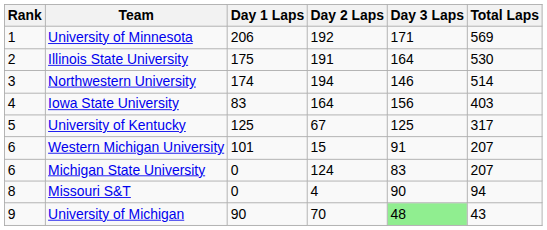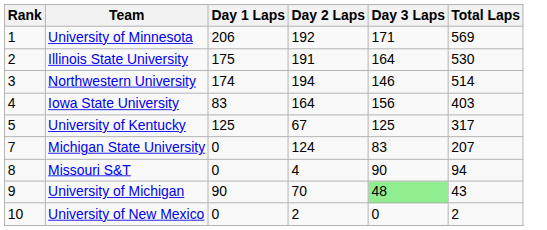- row: (136, 147)
(12, 170) 6 -> (12, 147) 7
+ row: (126, 214)
